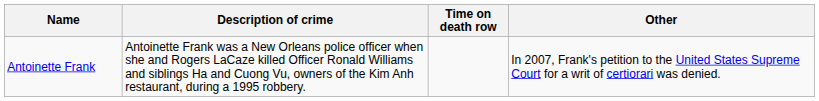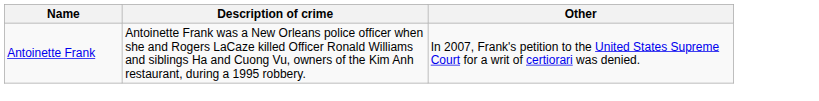- column: (468, 20)
